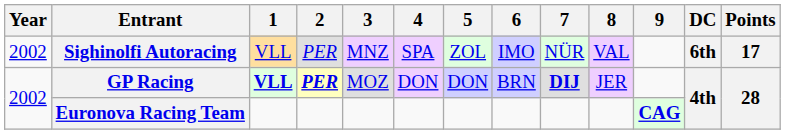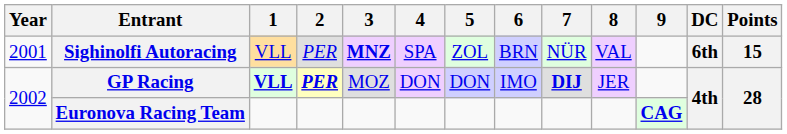(28, 51) 2002 -> (28, 51) 2001
(368, 51) normal -> (369, 51) bold
(516, 51) IMO -> (518, 51) BRN
(750, 51) 17 -> (752, 51) 15
(516, 82) BRN -> (518, 82) IMO
